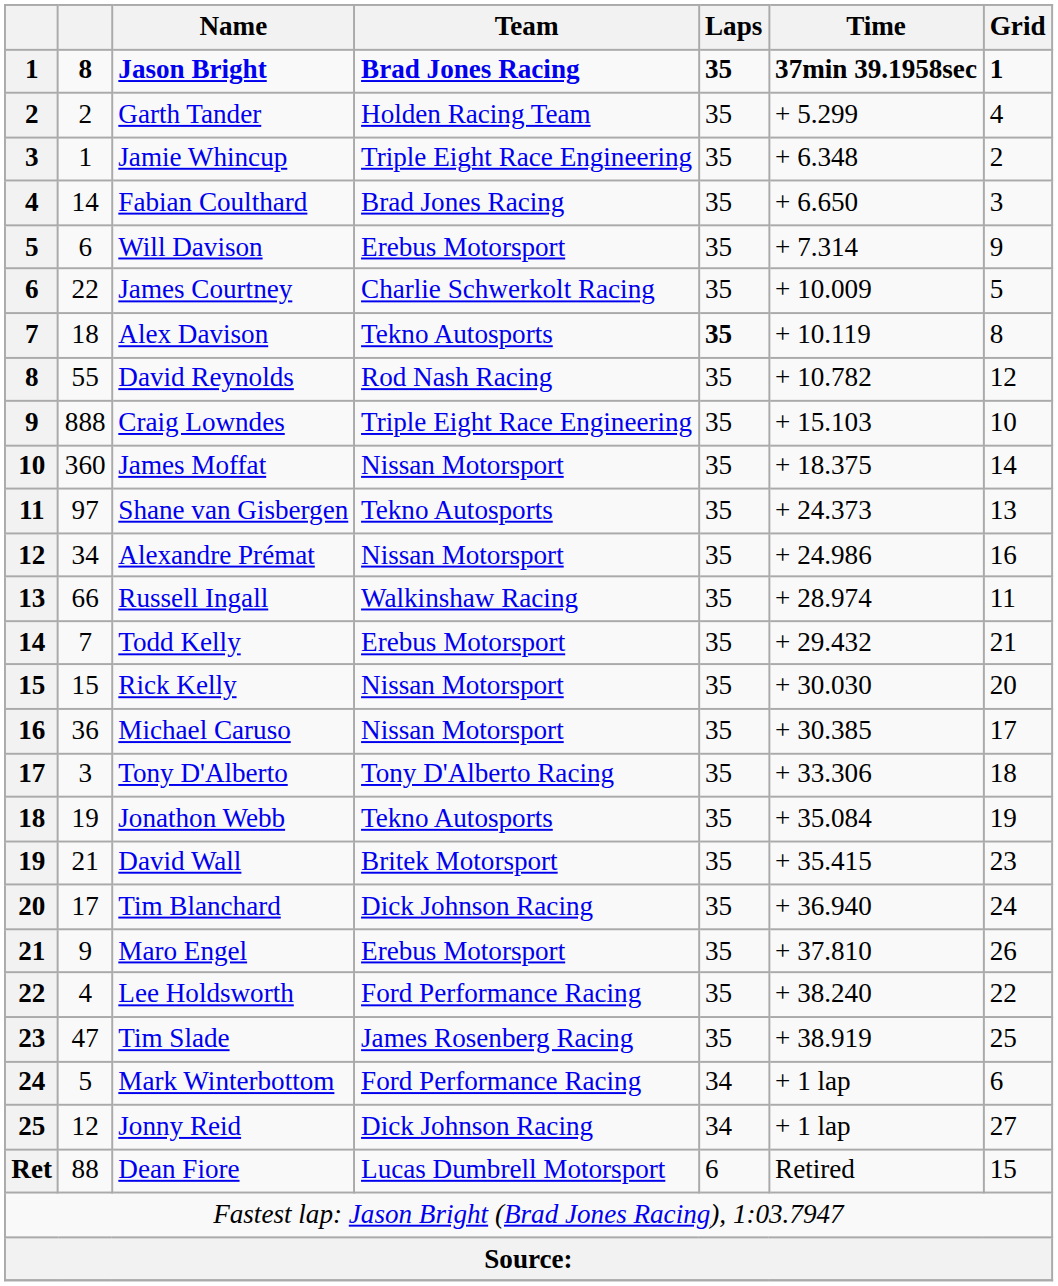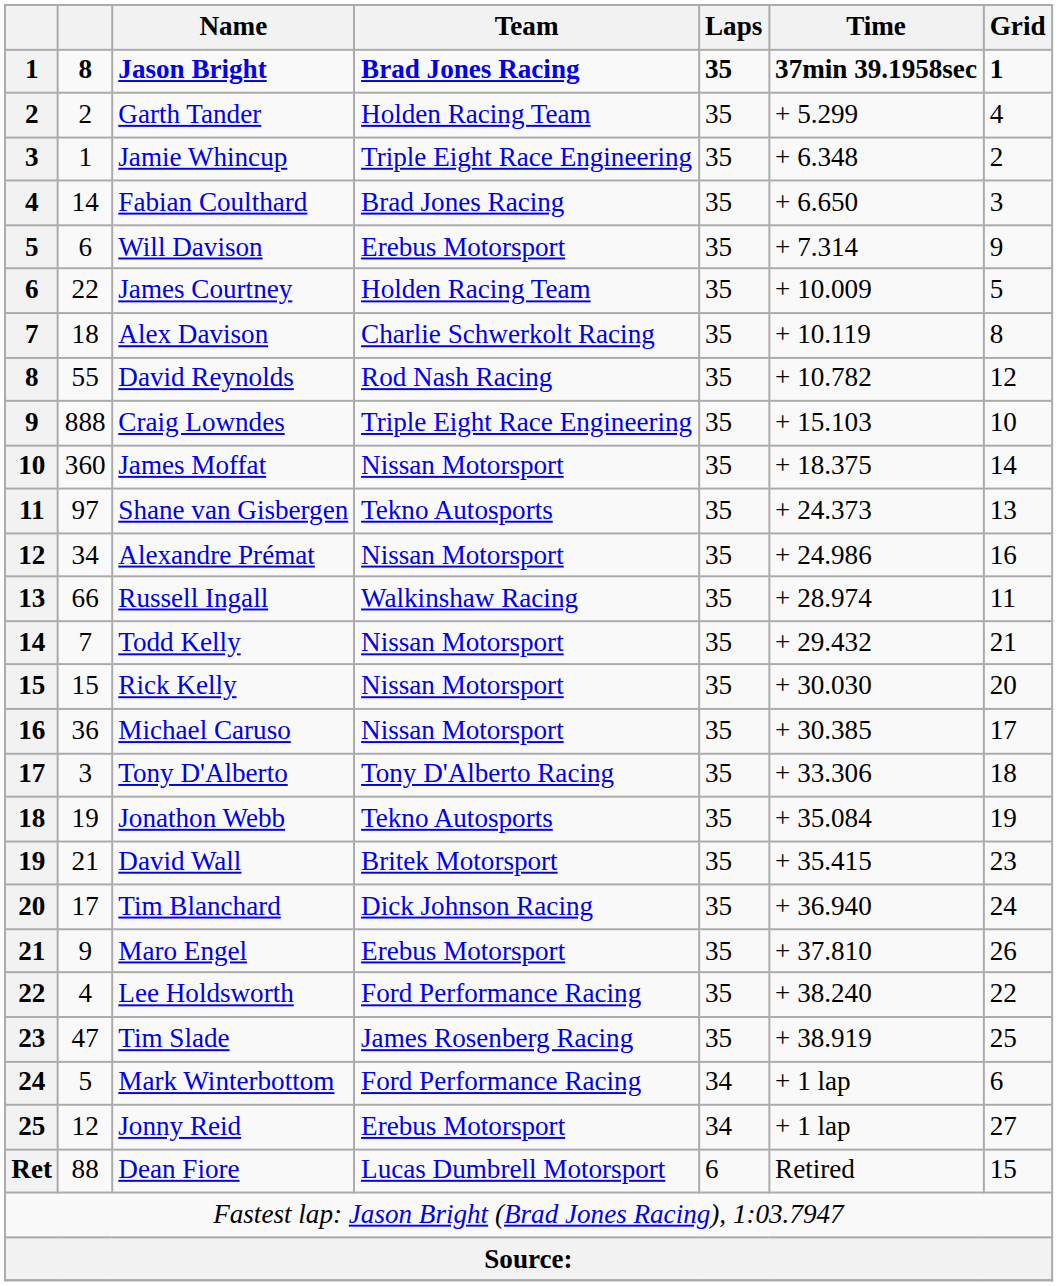(508, 290) Charlie Schwerkolt Racing -> (476, 290) Holden Racing Team
(457, 334) Tekno Autosports -> (508, 334) Charlie Schwerkolt Racing
(719, 334) bold -> (719, 334) normal
(463, 642) Erebus Motorsport -> (462, 642) Nissan Motorsport
(477, 1126) Dick Johnson Racing -> (463, 1126) Erebus Motorsport
